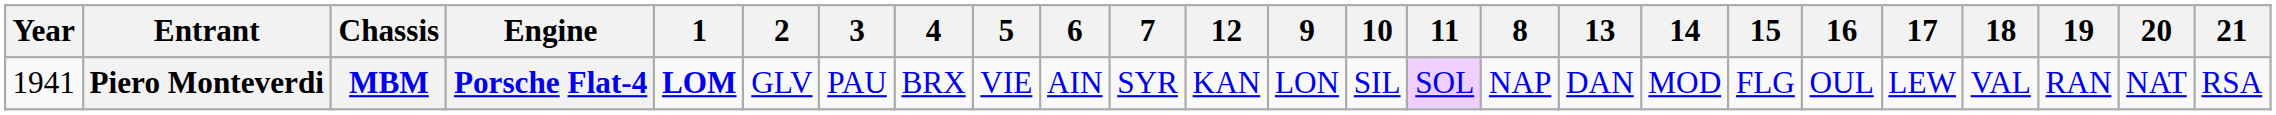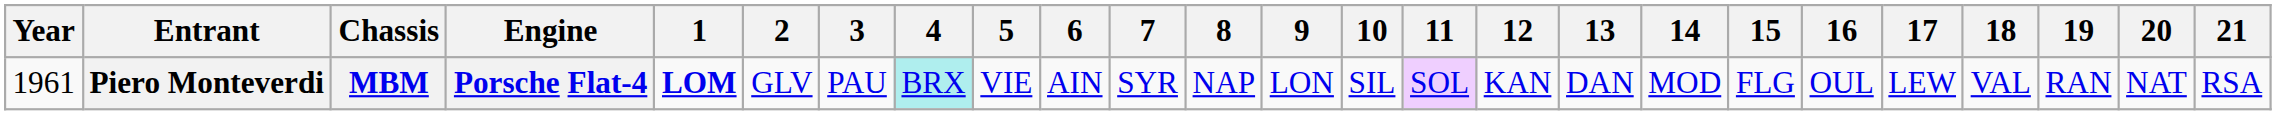columns swapped: (1520, 30) <-> (1226, 30)
(44, 82) 1941 -> (44, 82) 1961
(934, 82) no background -> (934, 82) paleturquoise background
